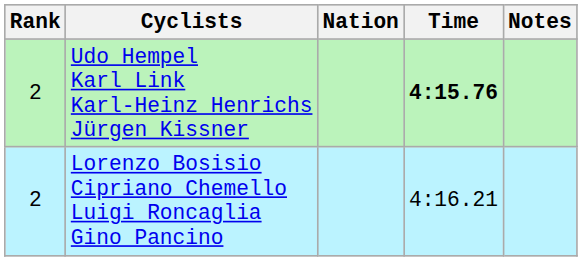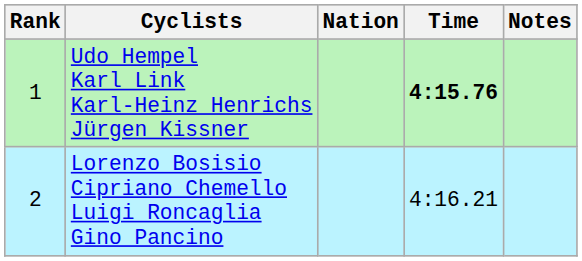(35, 93) 2 -> (35, 93) 1
